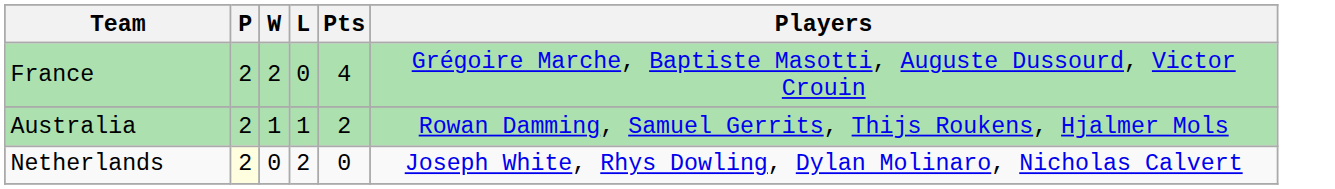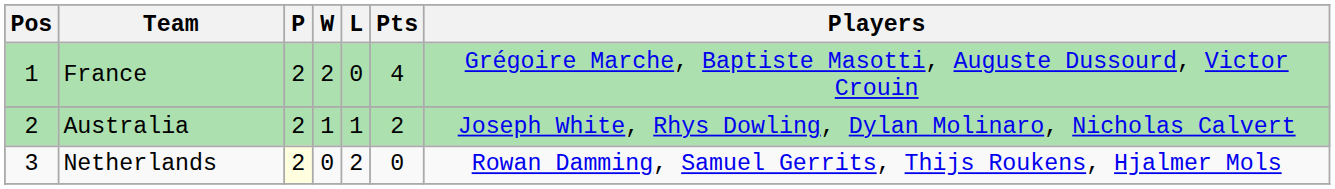+ column: (31, 24)
(824, 127) Rowan Damming, Samuel Gerrits, Thijs Roukens, Hjalmer Mols -> (877, 127) Joseph White, Rhys Dowling, Dylan Molinaro, Nicholas Calvert
(824, 164) Joseph White, Rhys Dowling, Dylan Molinaro, Nicholas Calvert -> (877, 164) Rowan Damming, Samuel Gerrits, Thijs Roukens, Hjalmer Mols
